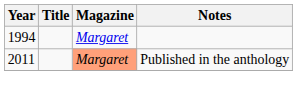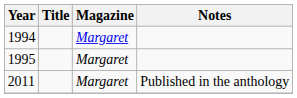+ row: (22, 59)
(102, 59) lightsalmon background -> (102, 81) no background
